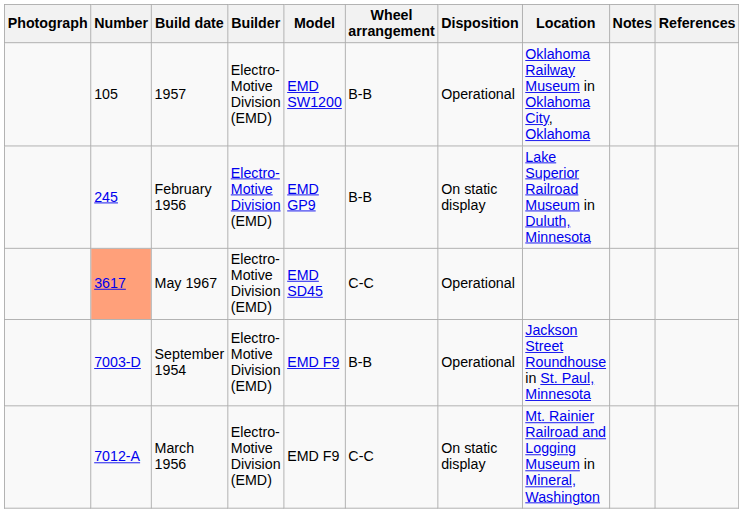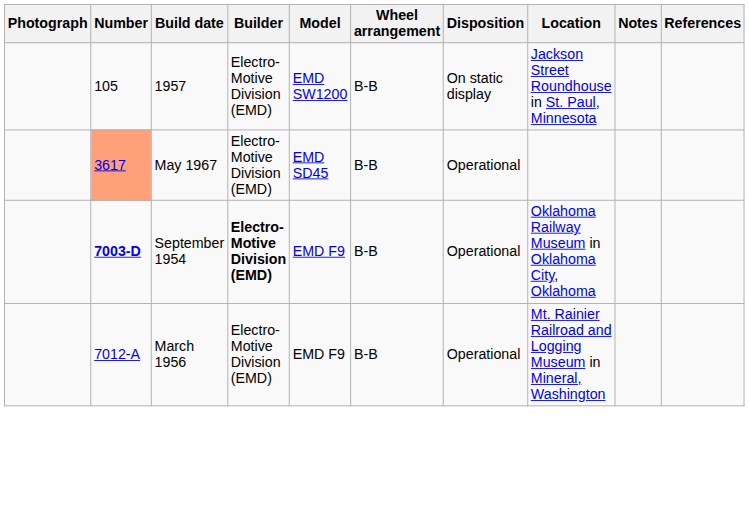(478, 94) Operational -> (475, 86) On static display
(560, 94) Oklahoma Railway Museum in Oklahoma City, Oklahoma -> (571, 86) Jackson Street Roundhouse in St. Paul, Minnesota
- row: (183, 197)
(361, 283) C-C -> (366, 165) B-B
(118, 362) normal -> (118, 251) bold
(256, 362) normal -> (258, 251) bold
(566, 362) Jackson Street Roundhouse in St. Paul, Minnesota -> (566, 251) Oklahoma Railway Museum in Oklahoma City, Oklahoma
(361, 457) C-C -> (366, 354) B-B
(469, 457) On static display -> (484, 354) Operational
